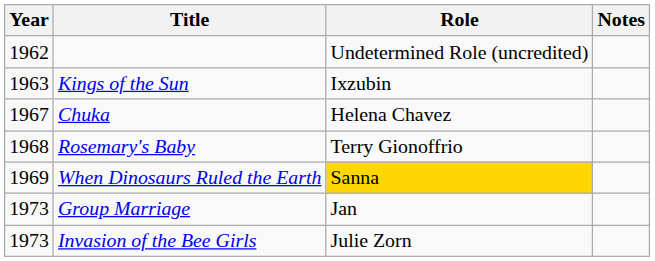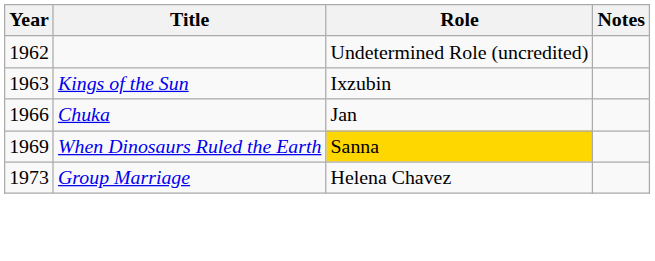(29, 114) 1967 -> (29, 114) 1966
(391, 114) Helena Chavez -> (344, 114) Jan
- row: (127, 146)
(344, 209) Jan -> (391, 177) Helena Chavez
- row: (157, 240)
